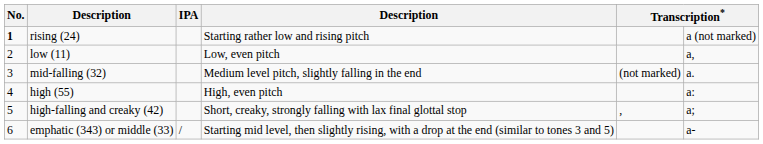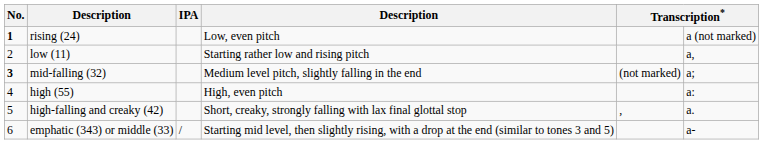(286, 35) Starting rather low and rising pitch -> (242, 35) Low, even pitch
(242, 54) Low, even pitch -> (286, 54) Starting rather low and rising pitch
(10, 73) normal -> (10, 73) bold
(690, 73) a. -> (691, 73) a;
(691, 110) a; -> (690, 110) a.
